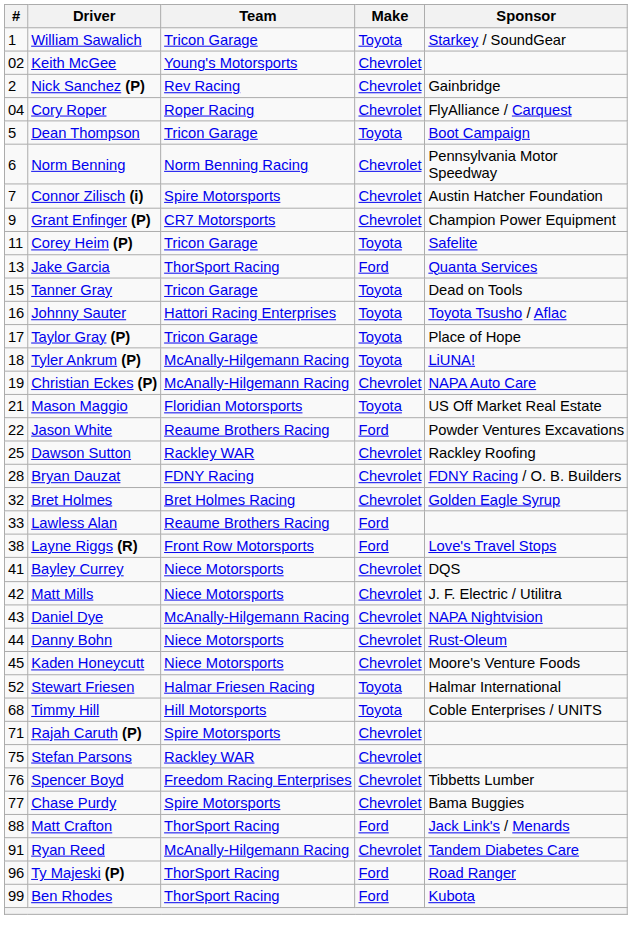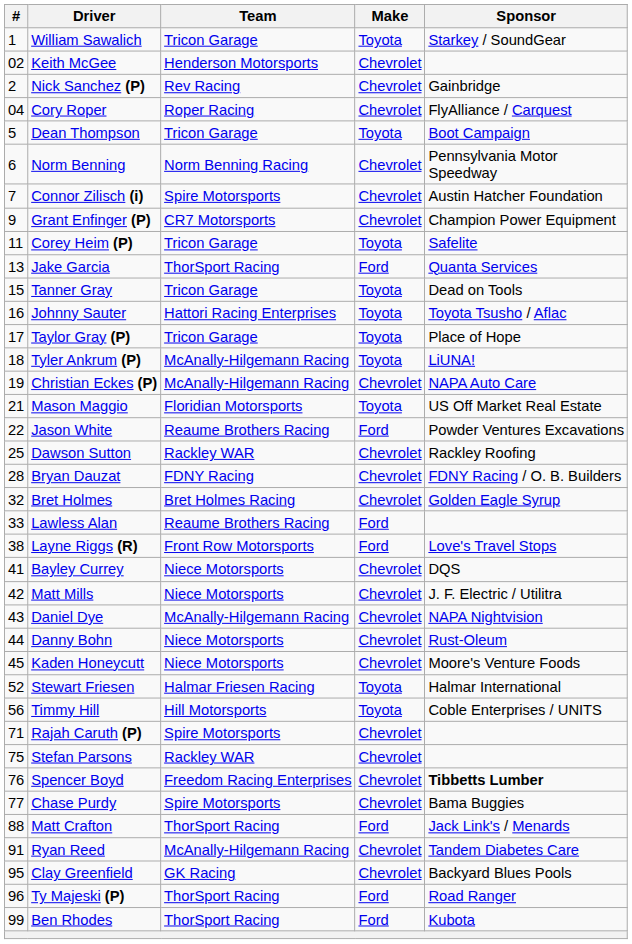(231, 63) Young's Motorsports -> (241, 63) Henderson Motorsports
(16, 710) 68 -> (16, 710) 56
(481, 780) normal -> (486, 780) bold
+ row: (82, 873)
